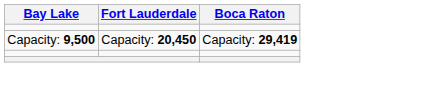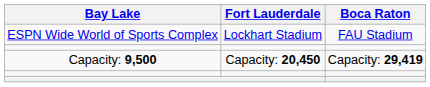+ row: (113, 34)
